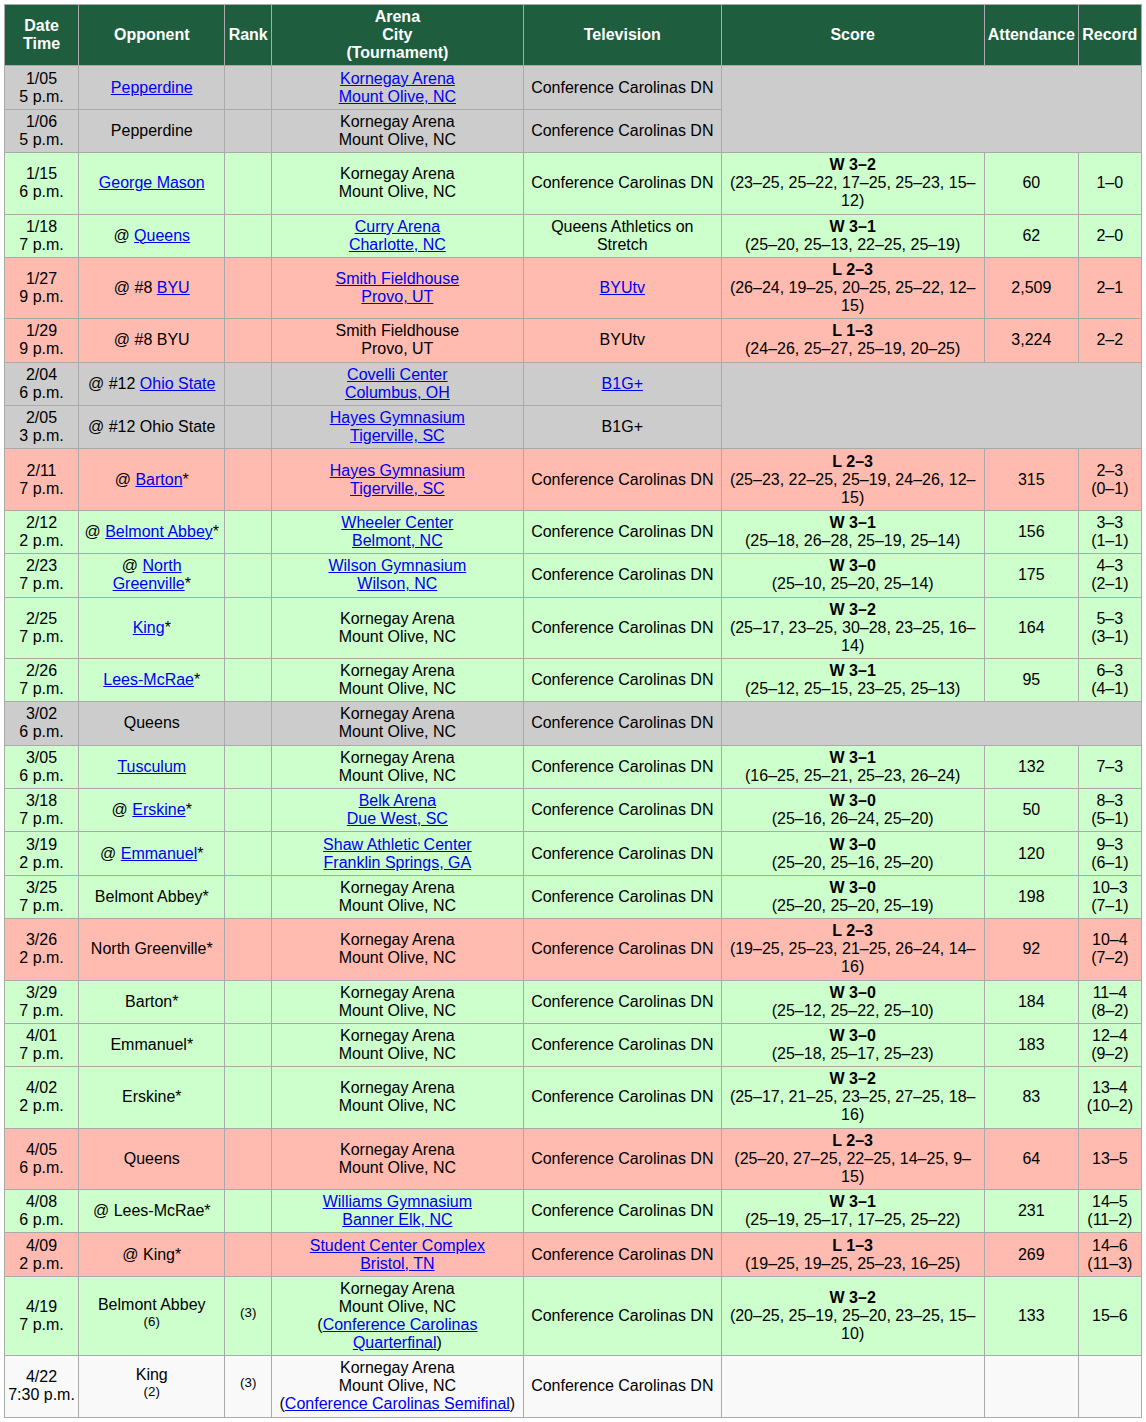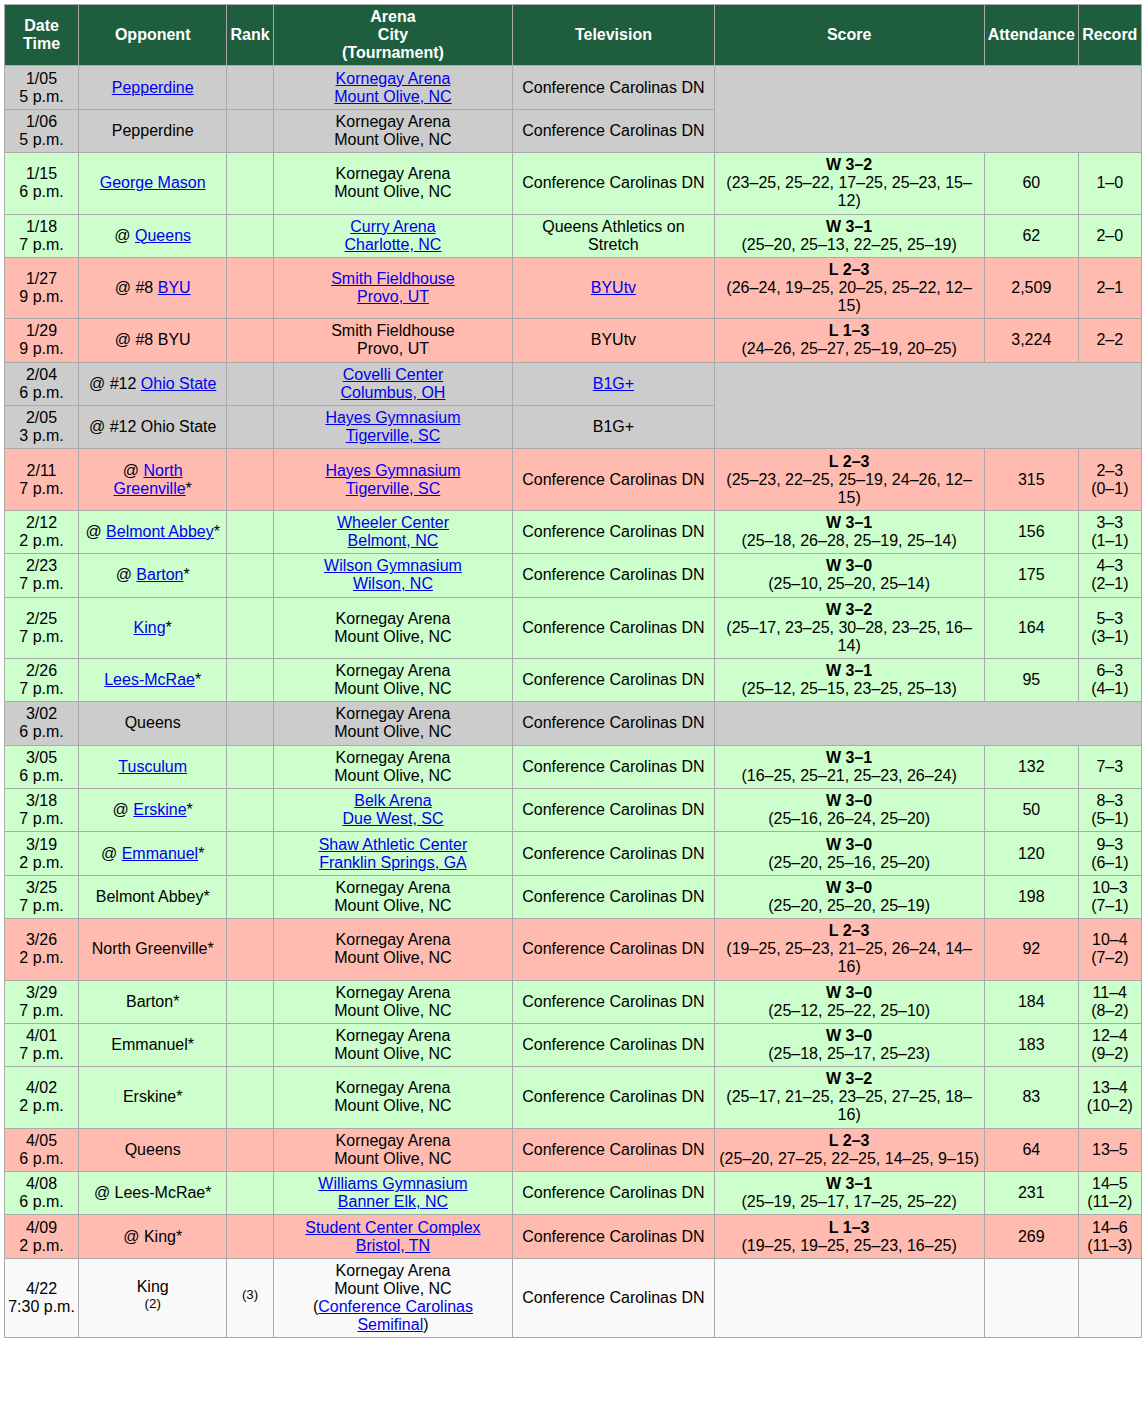(152, 479) @ Barton* -> (153, 479) @ North Greenville*
(152, 575) @ North Greenville* -> (153, 575) @ Barton*
- row: (42, 1315)
